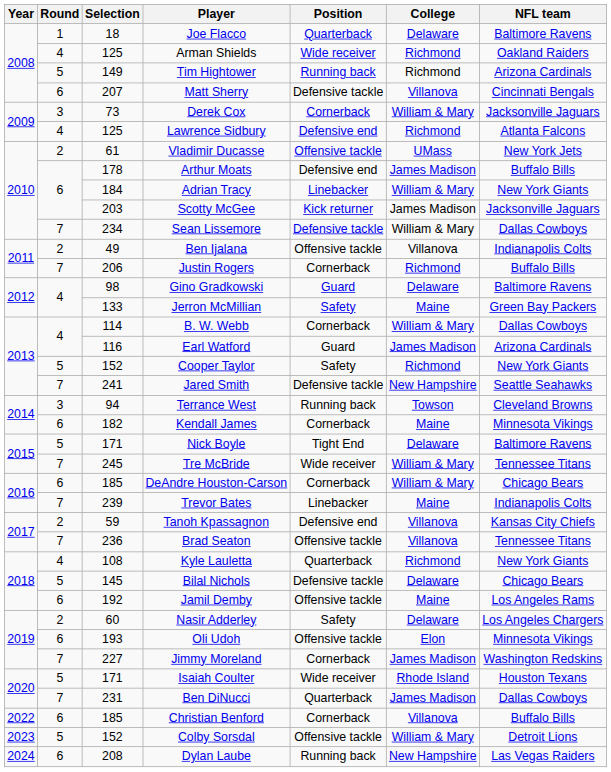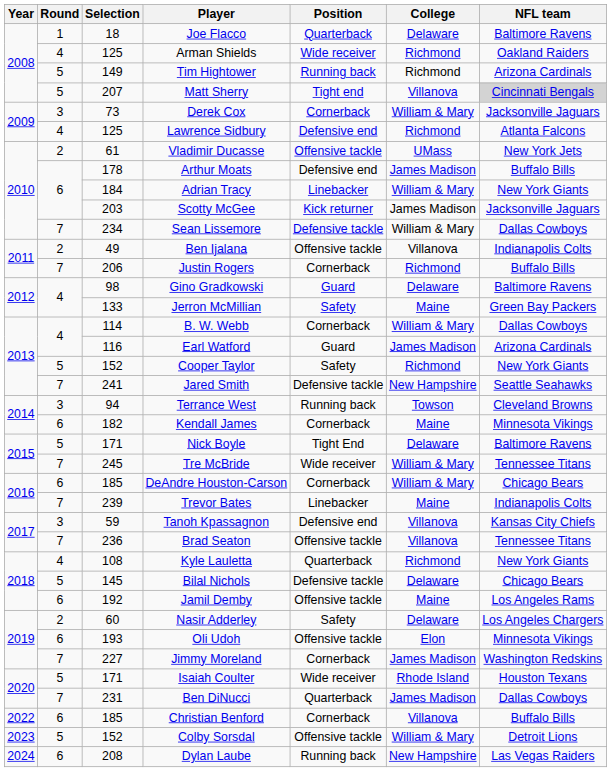(60, 92) 6 -> (60, 92) 5
(338, 92) Defensive tackle -> (338, 92) Tight end
(543, 92) no background -> (543, 92) lightgrey background
(60, 522) 2 -> (60, 522) 3
